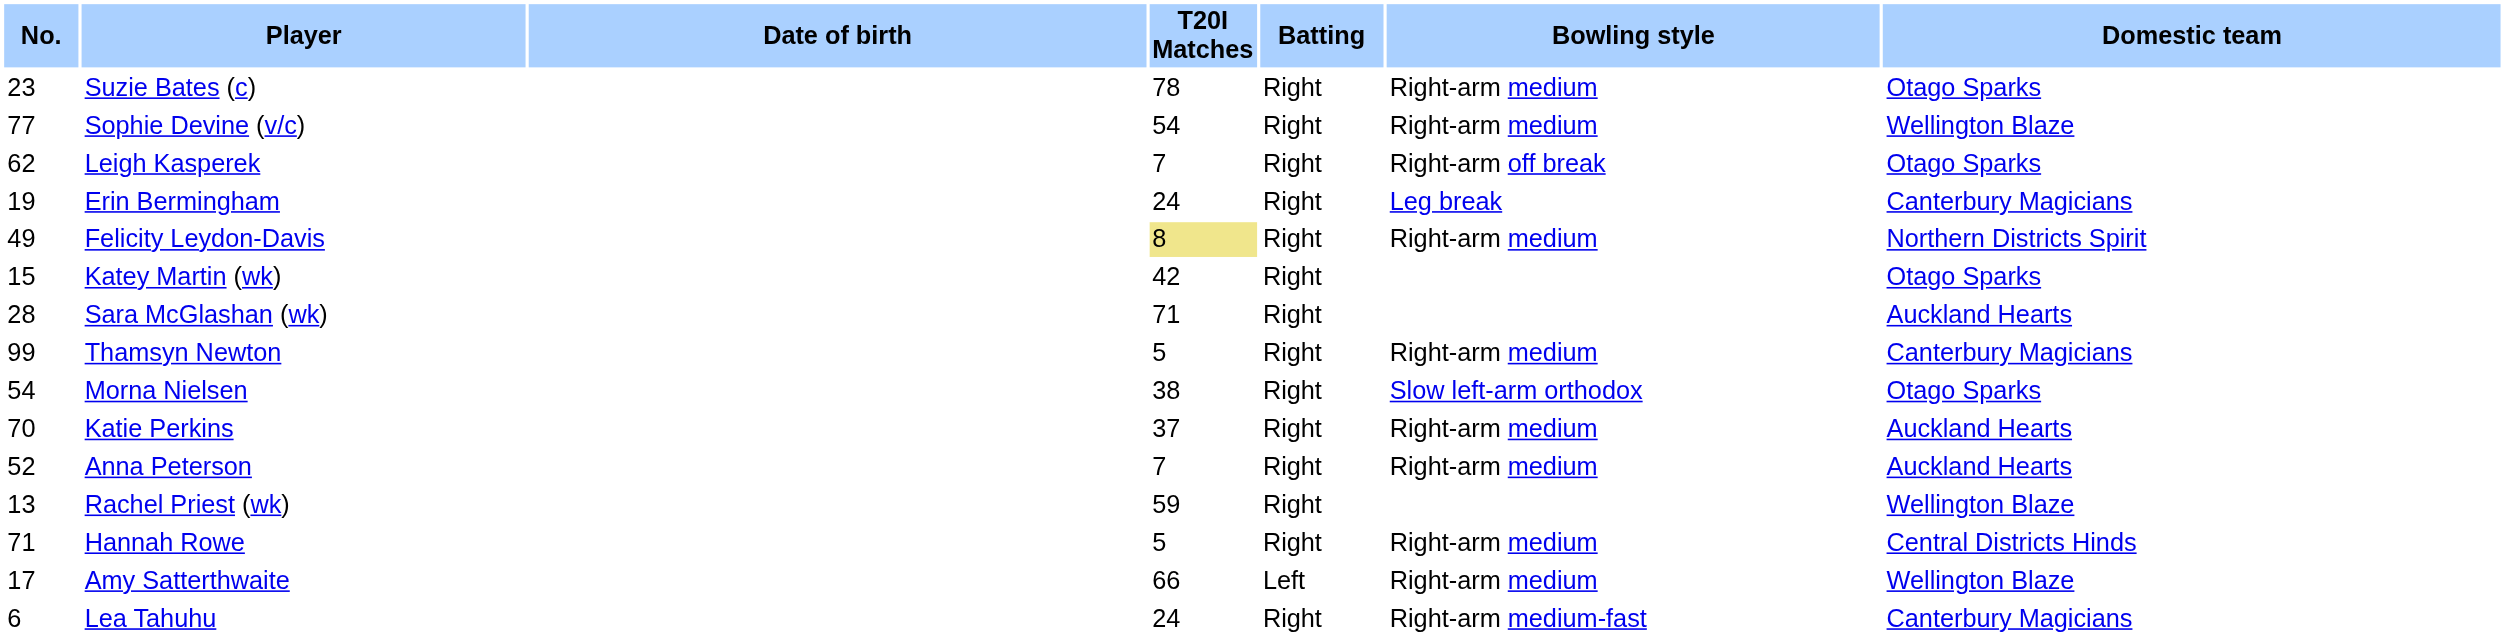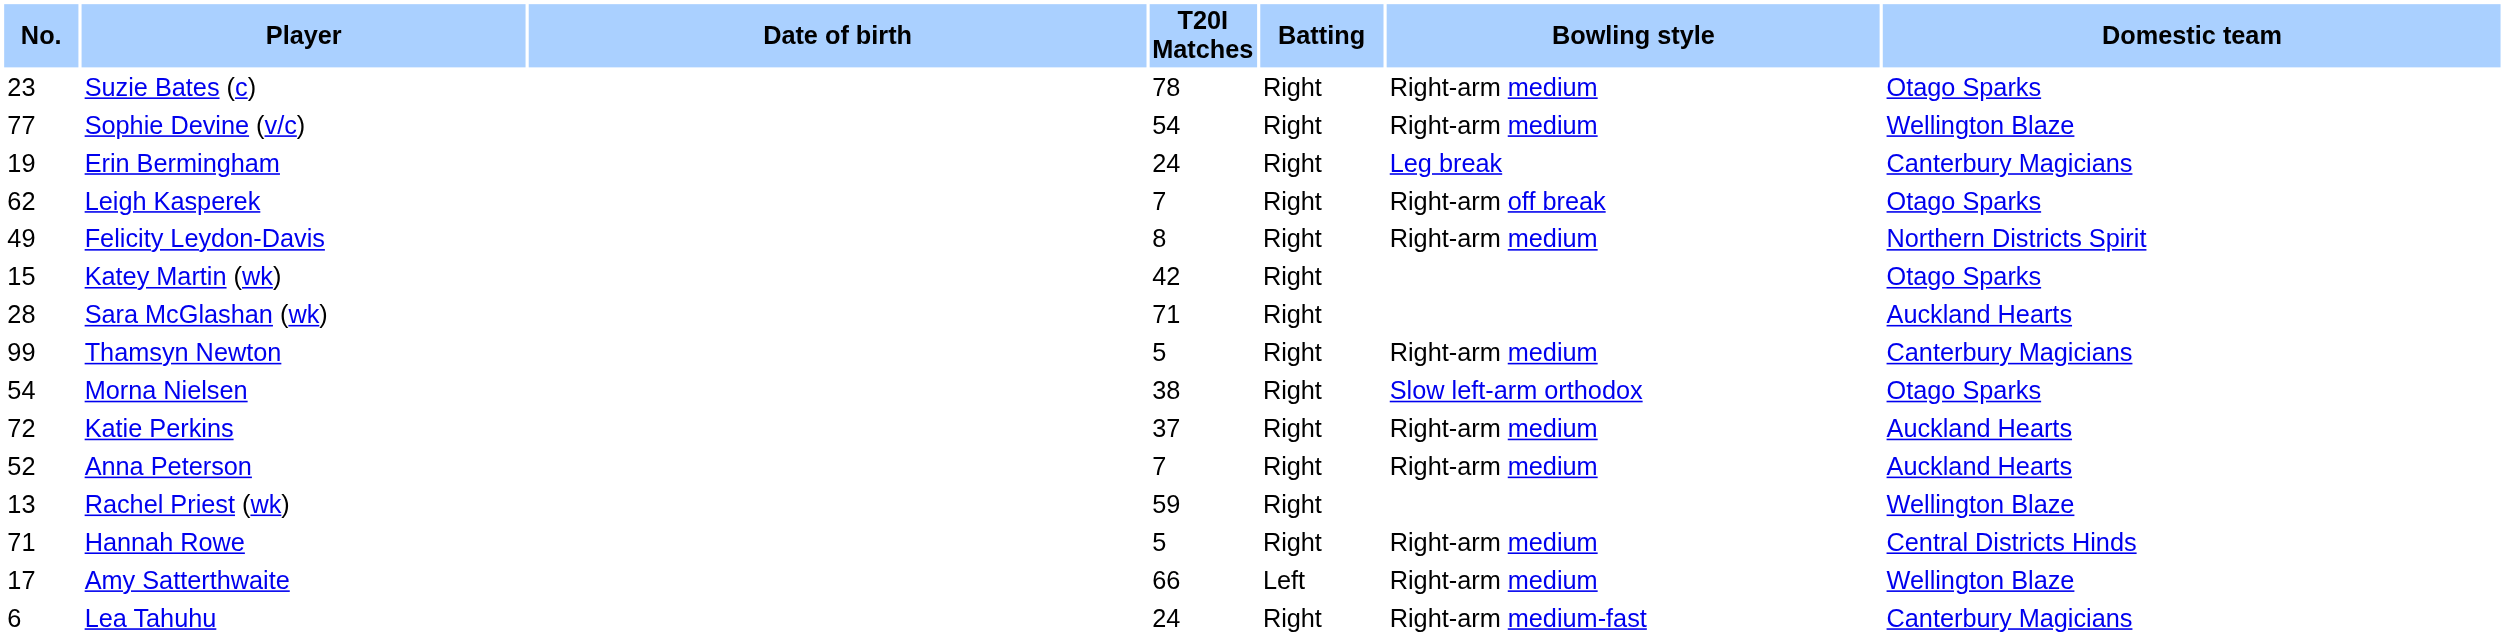rows swapped: (182, 201) <-> (172, 163)
(1159, 239) khaki background -> (1159, 239) no background
(21, 428) 70 -> (21, 428) 72
